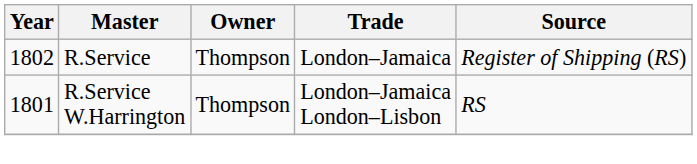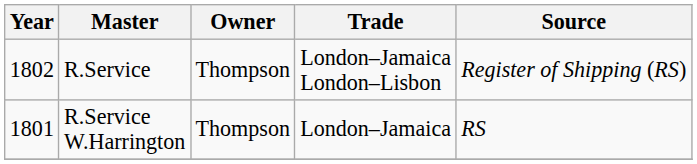(376, 57) London–Jamaica -> (376, 69) London–Jamaica London–Lisbon
(376, 104) London–Jamaica London–Lisbon -> (376, 129) London–Jamaica
